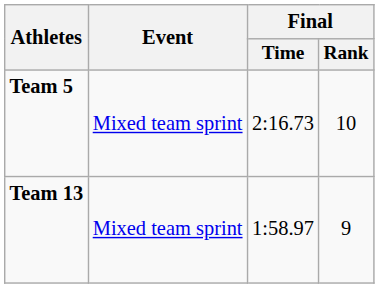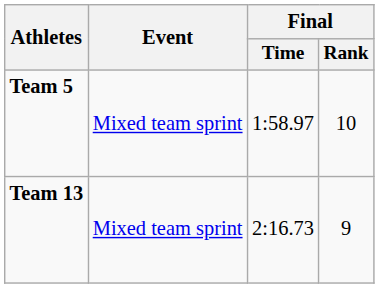(283, 123) 2:16.73 -> (283, 123) 1:58.97
(283, 229) 1:58.97 -> (283, 229) 2:16.73
